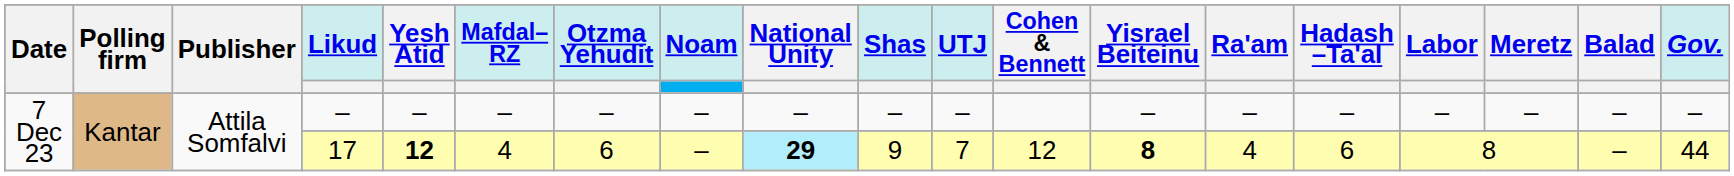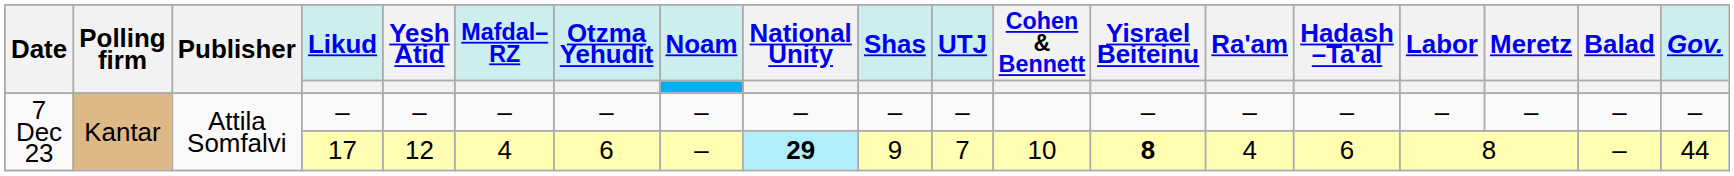(419, 151) bold -> (419, 151) normal
(1042, 151) 12 -> (1042, 151) 10
